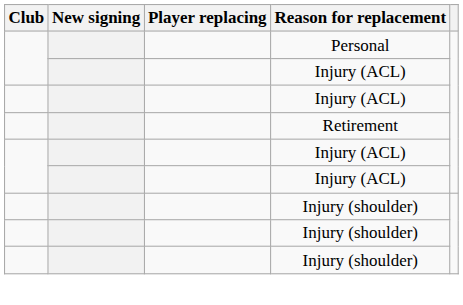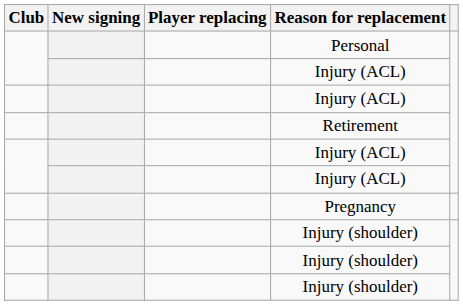+ row: (26, 206)
